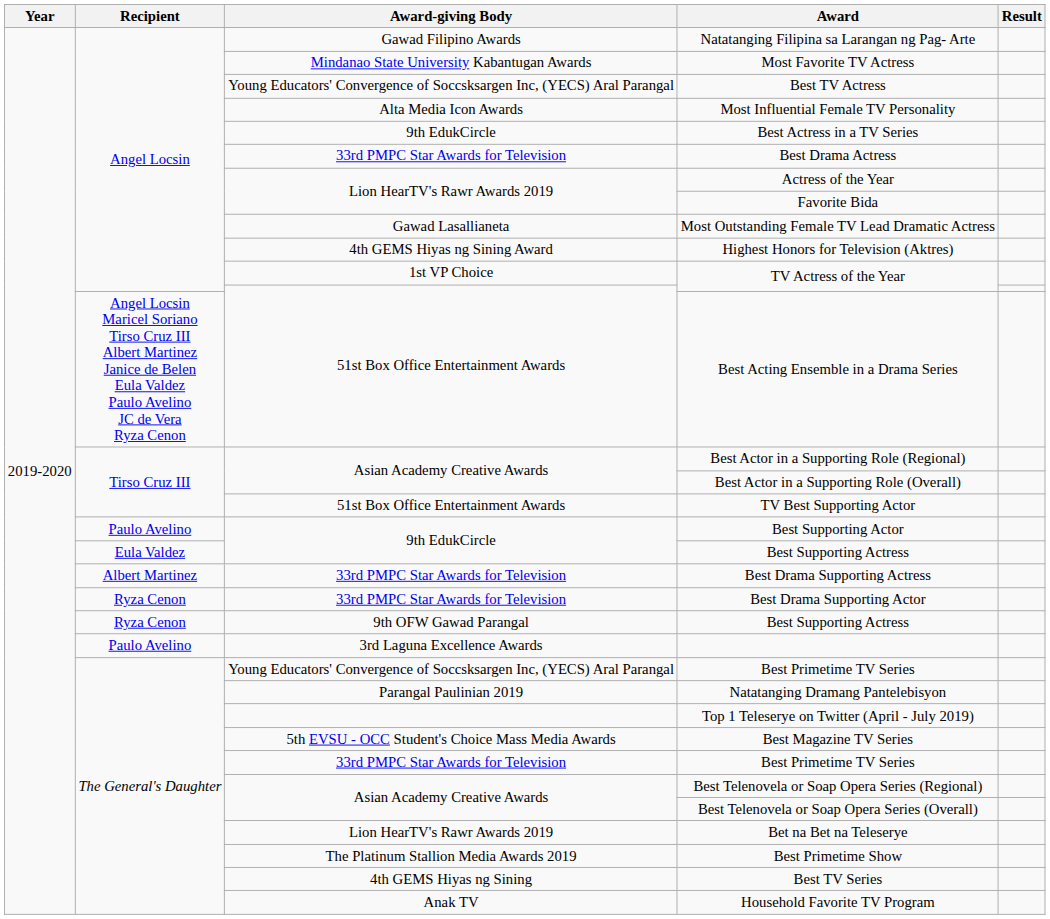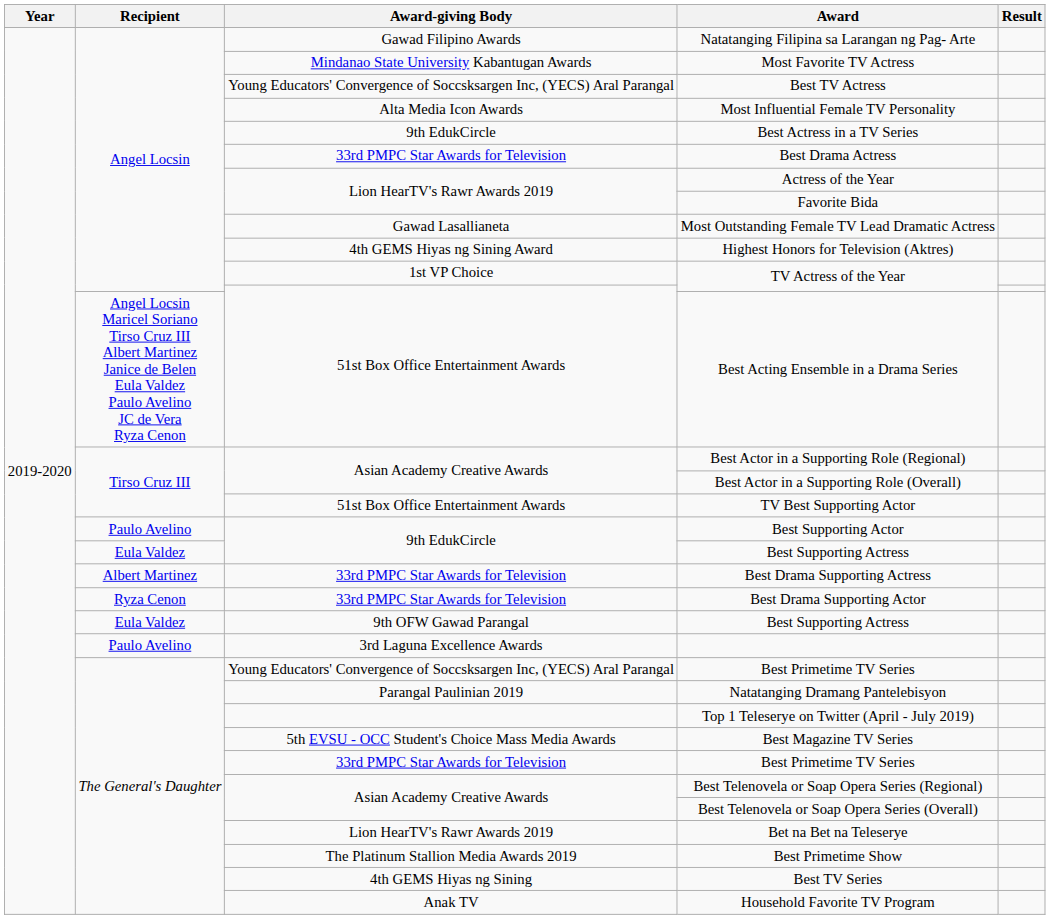(150, 622) Ryza Cenon -> (150, 622) Eula Valdez
